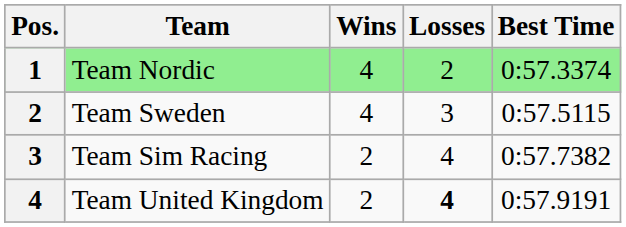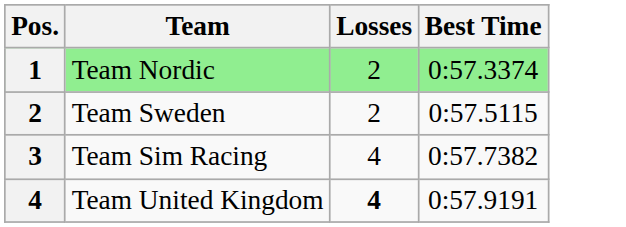- column: (366, 26)
(447, 112) 3 -> (374, 112) 2
